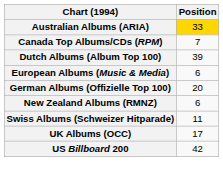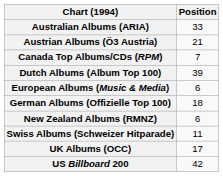(198, 27) gold background -> (198, 27) no background
+ row: (90, 42)
(198, 88) 20 -> (198, 103) 18
